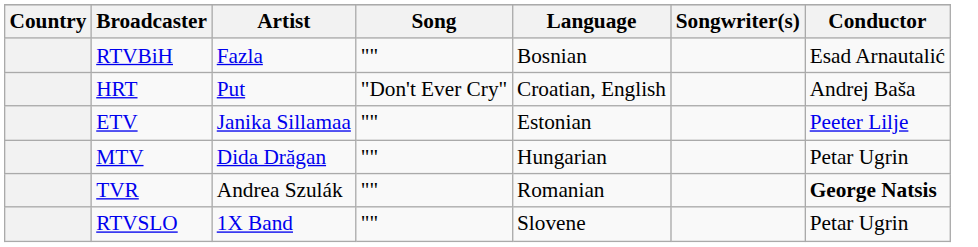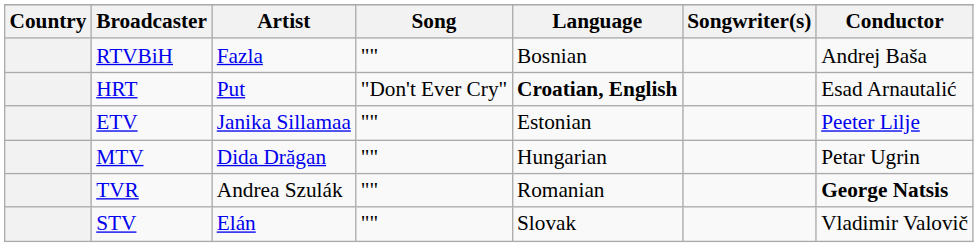(877, 55) Esad Arnautalić -> (874, 55) Andrej Baša
(591, 88) normal -> (597, 88) bold
(863, 88) Andrej Baša -> (889, 88) Esad Arnautalić
+ row: (116, 223)
- row: (137, 223)
